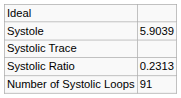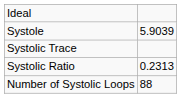(146, 84) 91 -> (146, 84) 88
